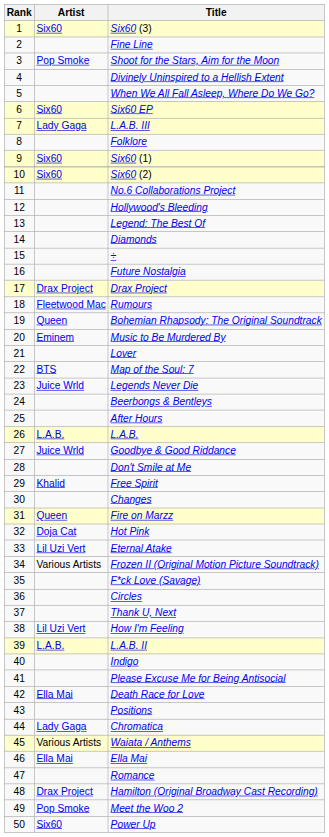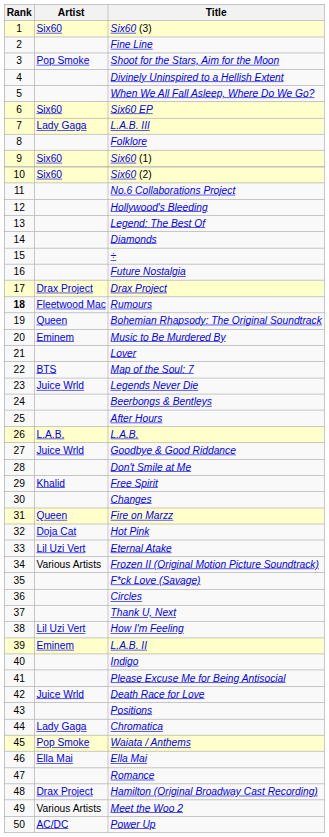(19, 304) normal -> (19, 304) bold
(50, 645) L.A.B. -> (55, 645) Eminem
(55, 694) Ella Mai -> (60, 694) Juice Wrld
(69, 743) Various Artists -> (63, 743) Pop Smoke
(63, 808) Pop Smoke -> (69, 808) Various Artists
(49, 824) Six60 -> (52, 824) AC/DC
